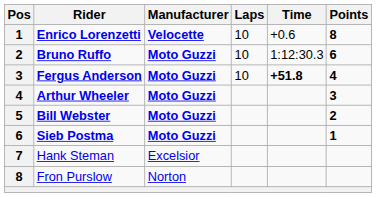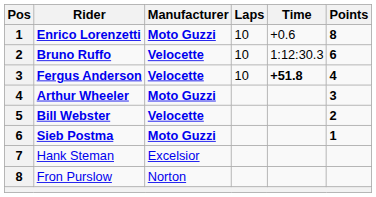(176, 35) Velocette -> (182, 35) Moto Guzzi
(182, 55) Moto Guzzi -> (176, 55) Velocette
(182, 75) Moto Guzzi -> (176, 75) Velocette
(182, 116) Moto Guzzi -> (176, 116) Velocette
